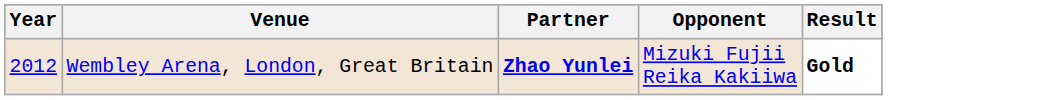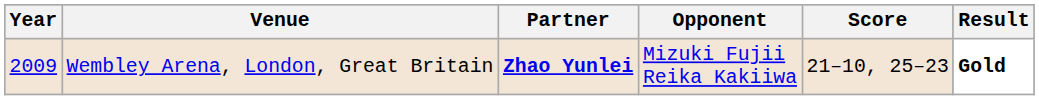+ column: (878, 21)
(33, 66) 2012 -> (33, 66) 2009
